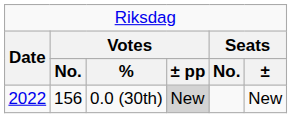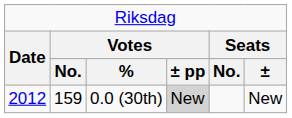(27, 98) 2022 -> (27, 98) 2012
(68, 98) 156 -> (68, 98) 159
